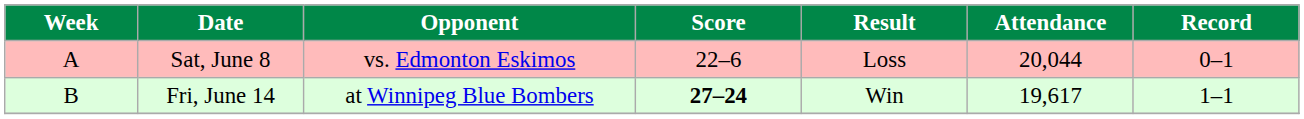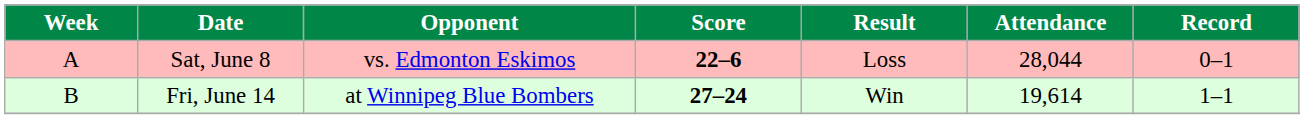(718, 58) normal -> (718, 58) bold
(1050, 58) 20,044 -> (1050, 58) 28,044
(1050, 95) 19,617 -> (1050, 95) 19,614
